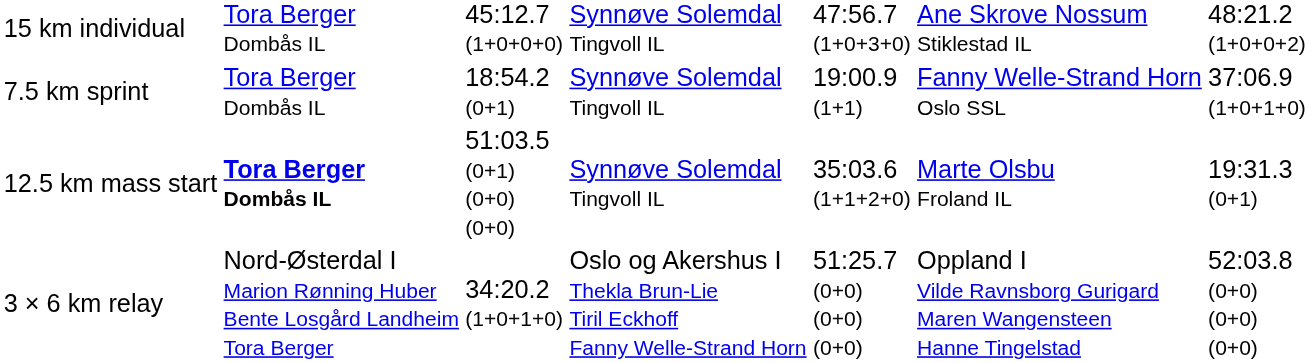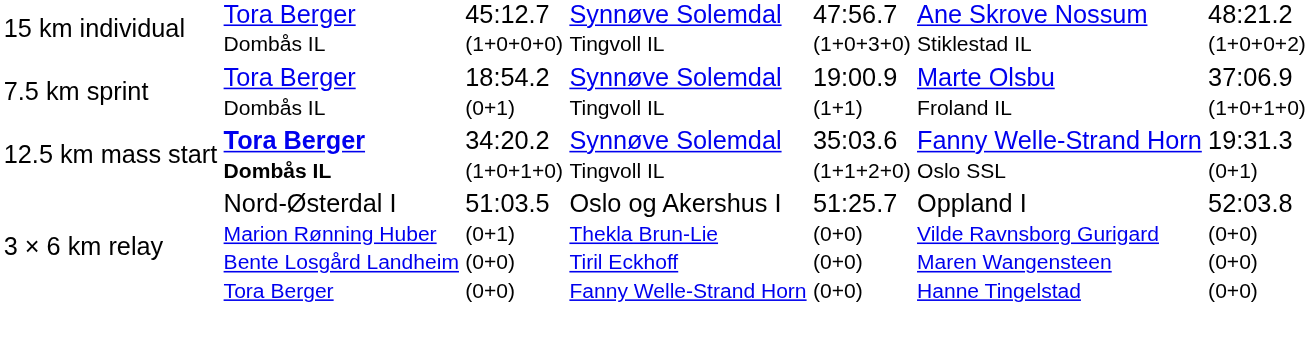(1059, 92) Fanny Welle-Strand Horn Oslo SSL -> (986, 92) Marte Olsbu Froland IL
(507, 183) 51:03.5 (0+1) (0+0) (0+0) -> (514, 155) 34:20.2 (1+0+1+0)
(986, 183) Marte Olsbu Froland IL -> (1059, 155) Fanny Welle-Strand Horn Oslo SSL
(514, 303) 34:20.2 (1+0+1+0) -> (507, 246) 51:03.5 (0+1) (0+0) (0+0)
